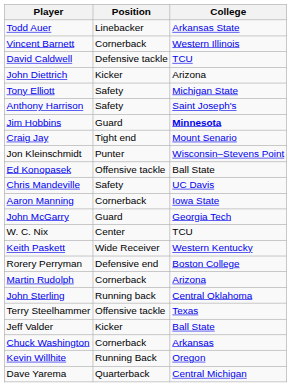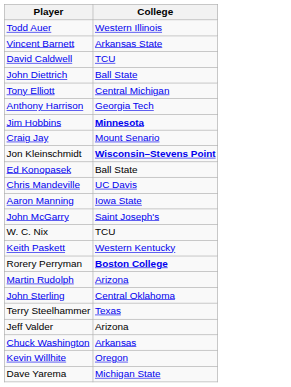- column: (131, 12)
(206, 28) Arkansas State -> (129, 28) Western Illinois
(206, 43) Western Illinois -> (129, 43) Arkansas State
(189, 75) Arizona -> (116, 75) Ball State
(205, 91) Michigan State -> (132, 91) Central Michigan
(204, 106) Saint Joseph's -> (124, 106) Georgia Tech
(228, 153) normal -> (155, 153) bold
(202, 216) Georgia Tech -> (127, 216) Saint Joseph's
(206, 264) normal -> (131, 264) bold
(194, 327) Ball State -> (112, 327) Arizona
(210, 374) Central Michigan -> (128, 374) Michigan State
